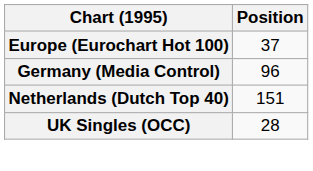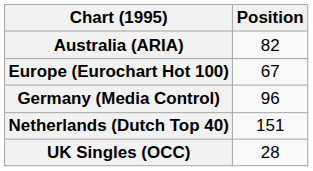+ row: (119, 44)
(270, 44) 37 -> (270, 71) 67
